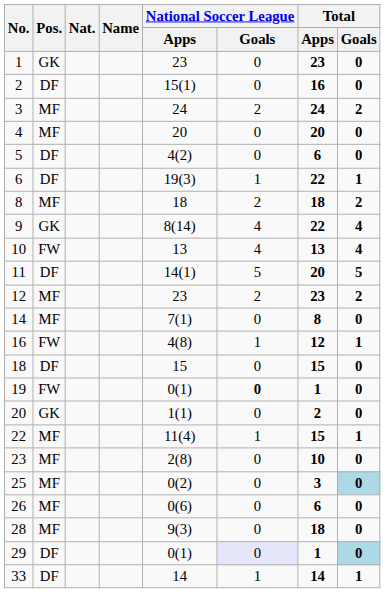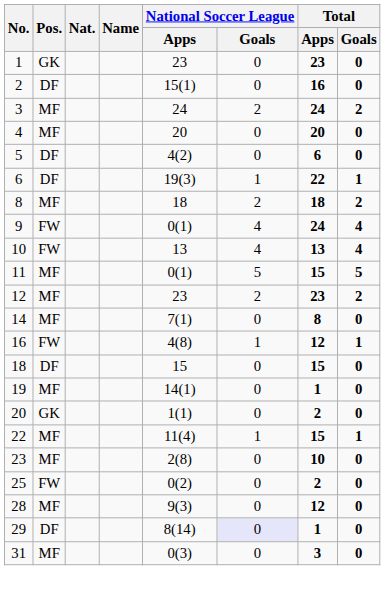(49, 226) GK -> (49, 226) FW
(180, 226) 8(14) -> (180, 226) 0(1)
(317, 226) 22 -> (317, 226) 24
(49, 272) DF -> (49, 272) MF
(180, 272) 14(1) -> (180, 272) 0(1)
(317, 272) 20 -> (317, 272) 15
(49, 389) FW -> (49, 389) MF
(180, 389) 0(1) -> (180, 389) 14(1)
(257, 389) bold -> (257, 389) normal
(49, 483) MF -> (49, 483) FW
(317, 483) 3 -> (317, 483) 2
(359, 483) lightblue background -> (359, 483) no background
- row: (19, 506)
(317, 529) 18 -> (317, 506) 12
(180, 553) 0(1) -> (180, 529) 8(14)
(359, 553) lightblue background -> (359, 529) no background
+ row: (19, 553)
- row: (19, 576)
